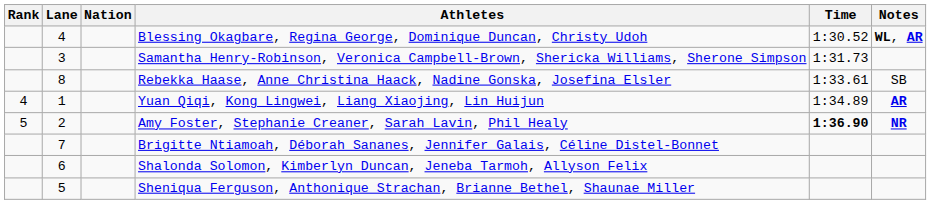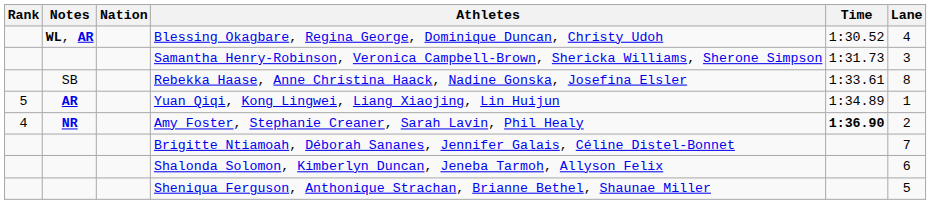columns swapped: (62, 15) <-> (899, 15)
(24, 102) 4 -> (24, 102) 5
(24, 123) 5 -> (24, 123) 4
